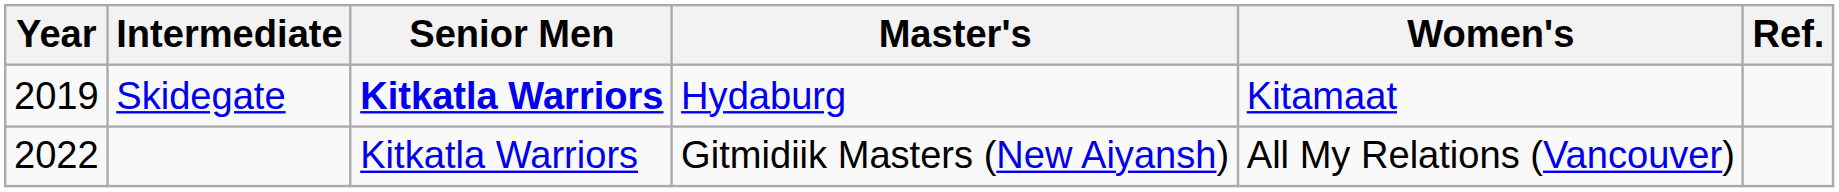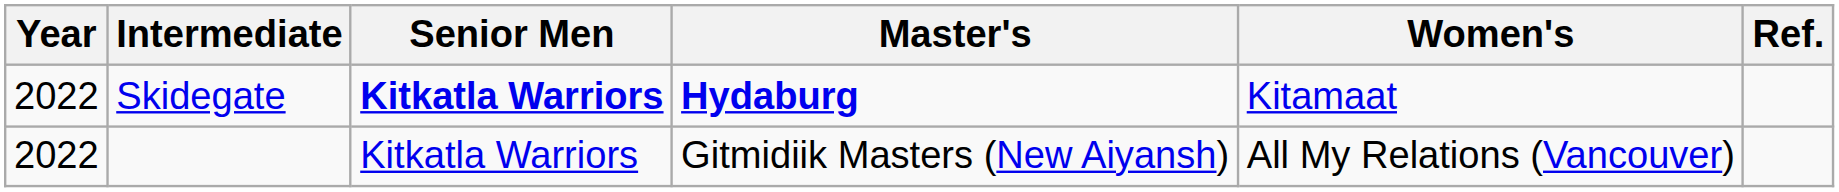(56, 95) 2019 -> (56, 95) 2022
(764, 95) normal -> (770, 95) bold
